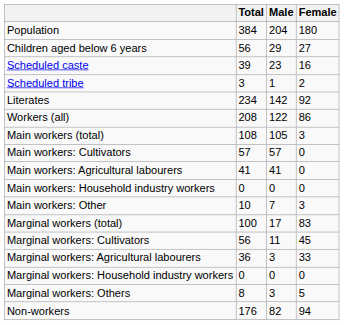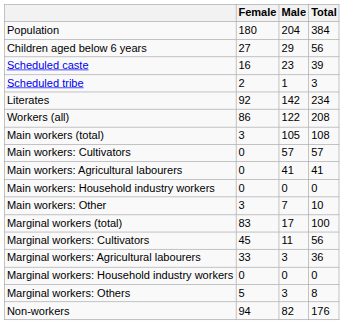columns swapped: (251, 13) <-> (318, 13)
